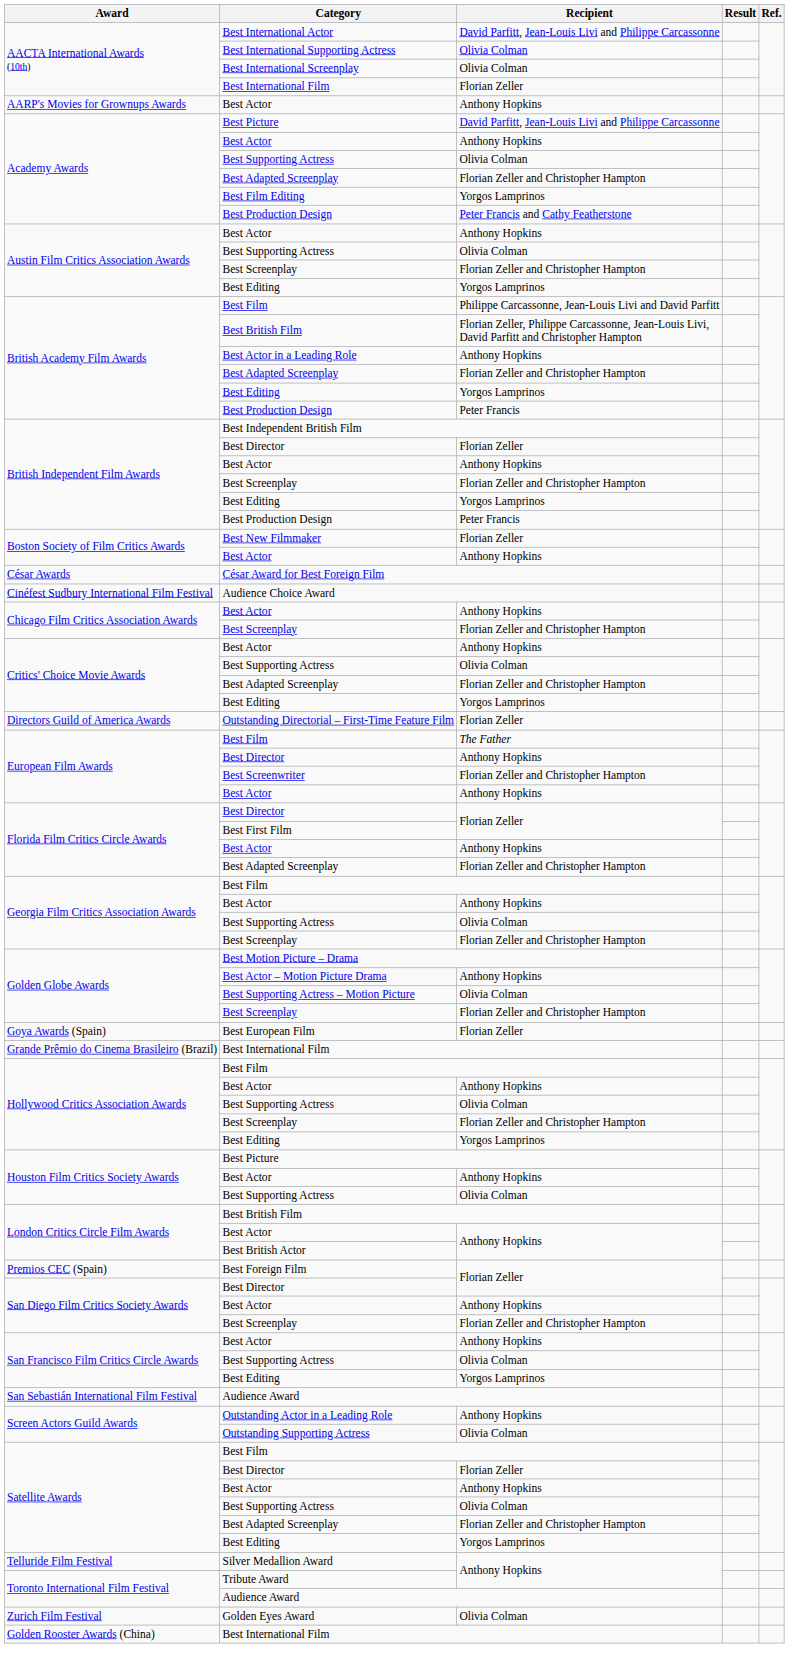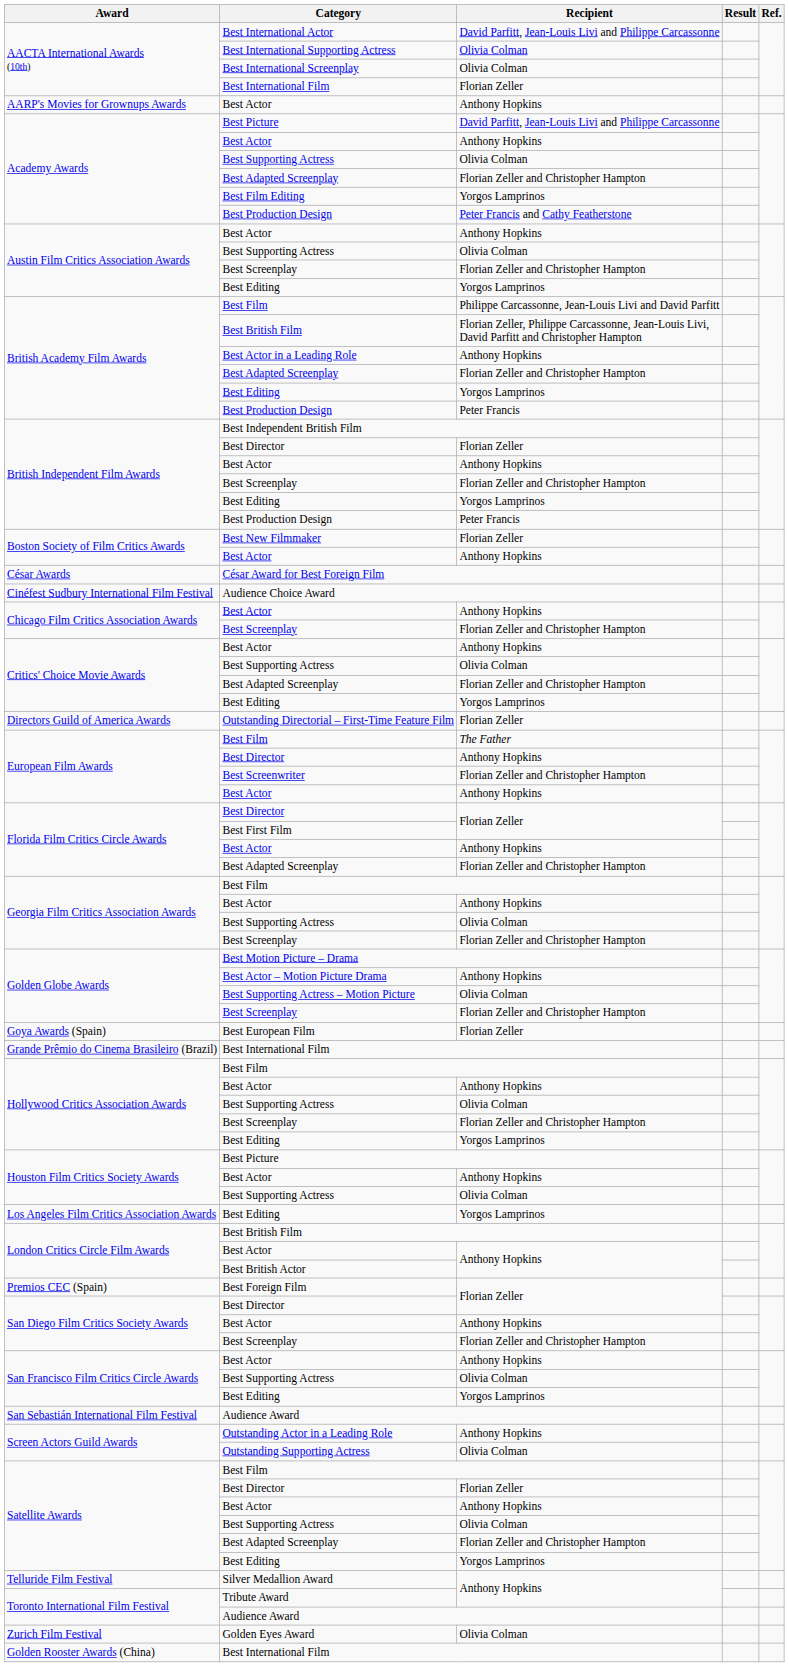+ row: (112, 1214)
